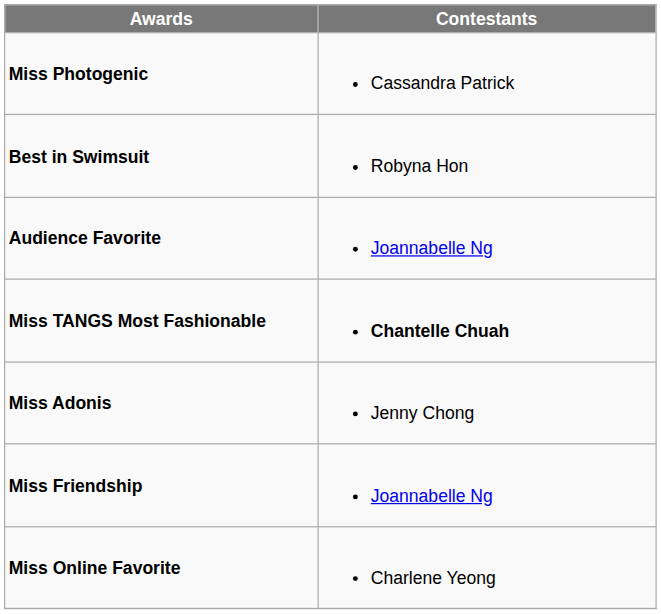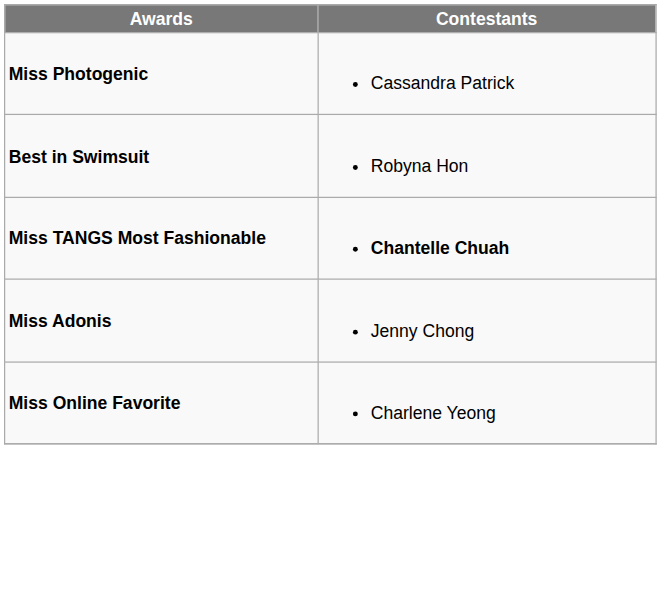- row: (85, 239)
- row: (76, 486)
